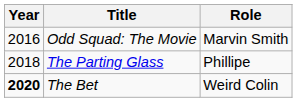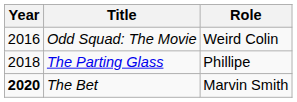(246, 39) Marvin Smith -> (241, 39) Weird Colin
(241, 85) Weird Colin -> (246, 85) Marvin Smith
